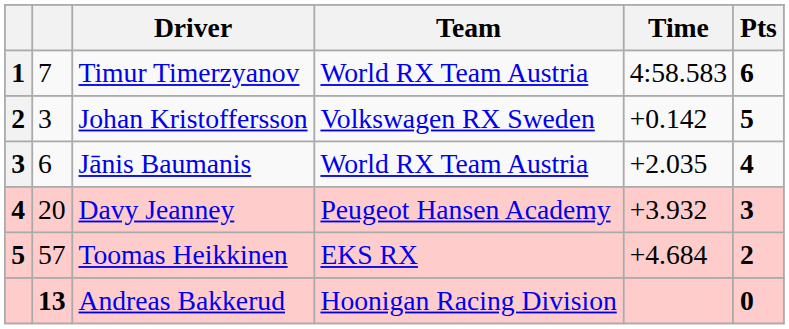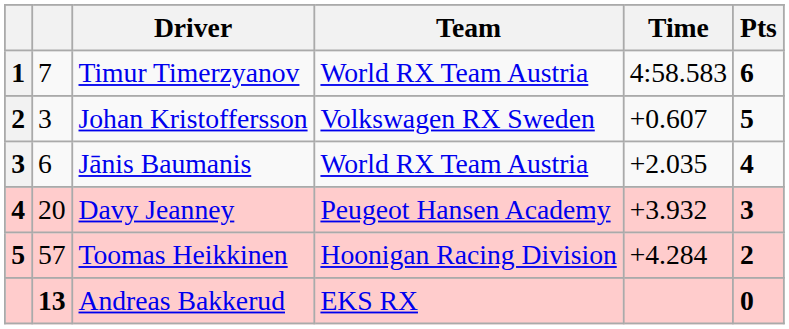(669, 118) +0.142 -> (669, 118) +0.607
(369, 255) EKS RX -> (469, 255) Hoonigan Racing Division
(669, 255) +4.684 -> (669, 255) +4.284
(469, 301) Hoonigan Racing Division -> (369, 301) EKS RX
